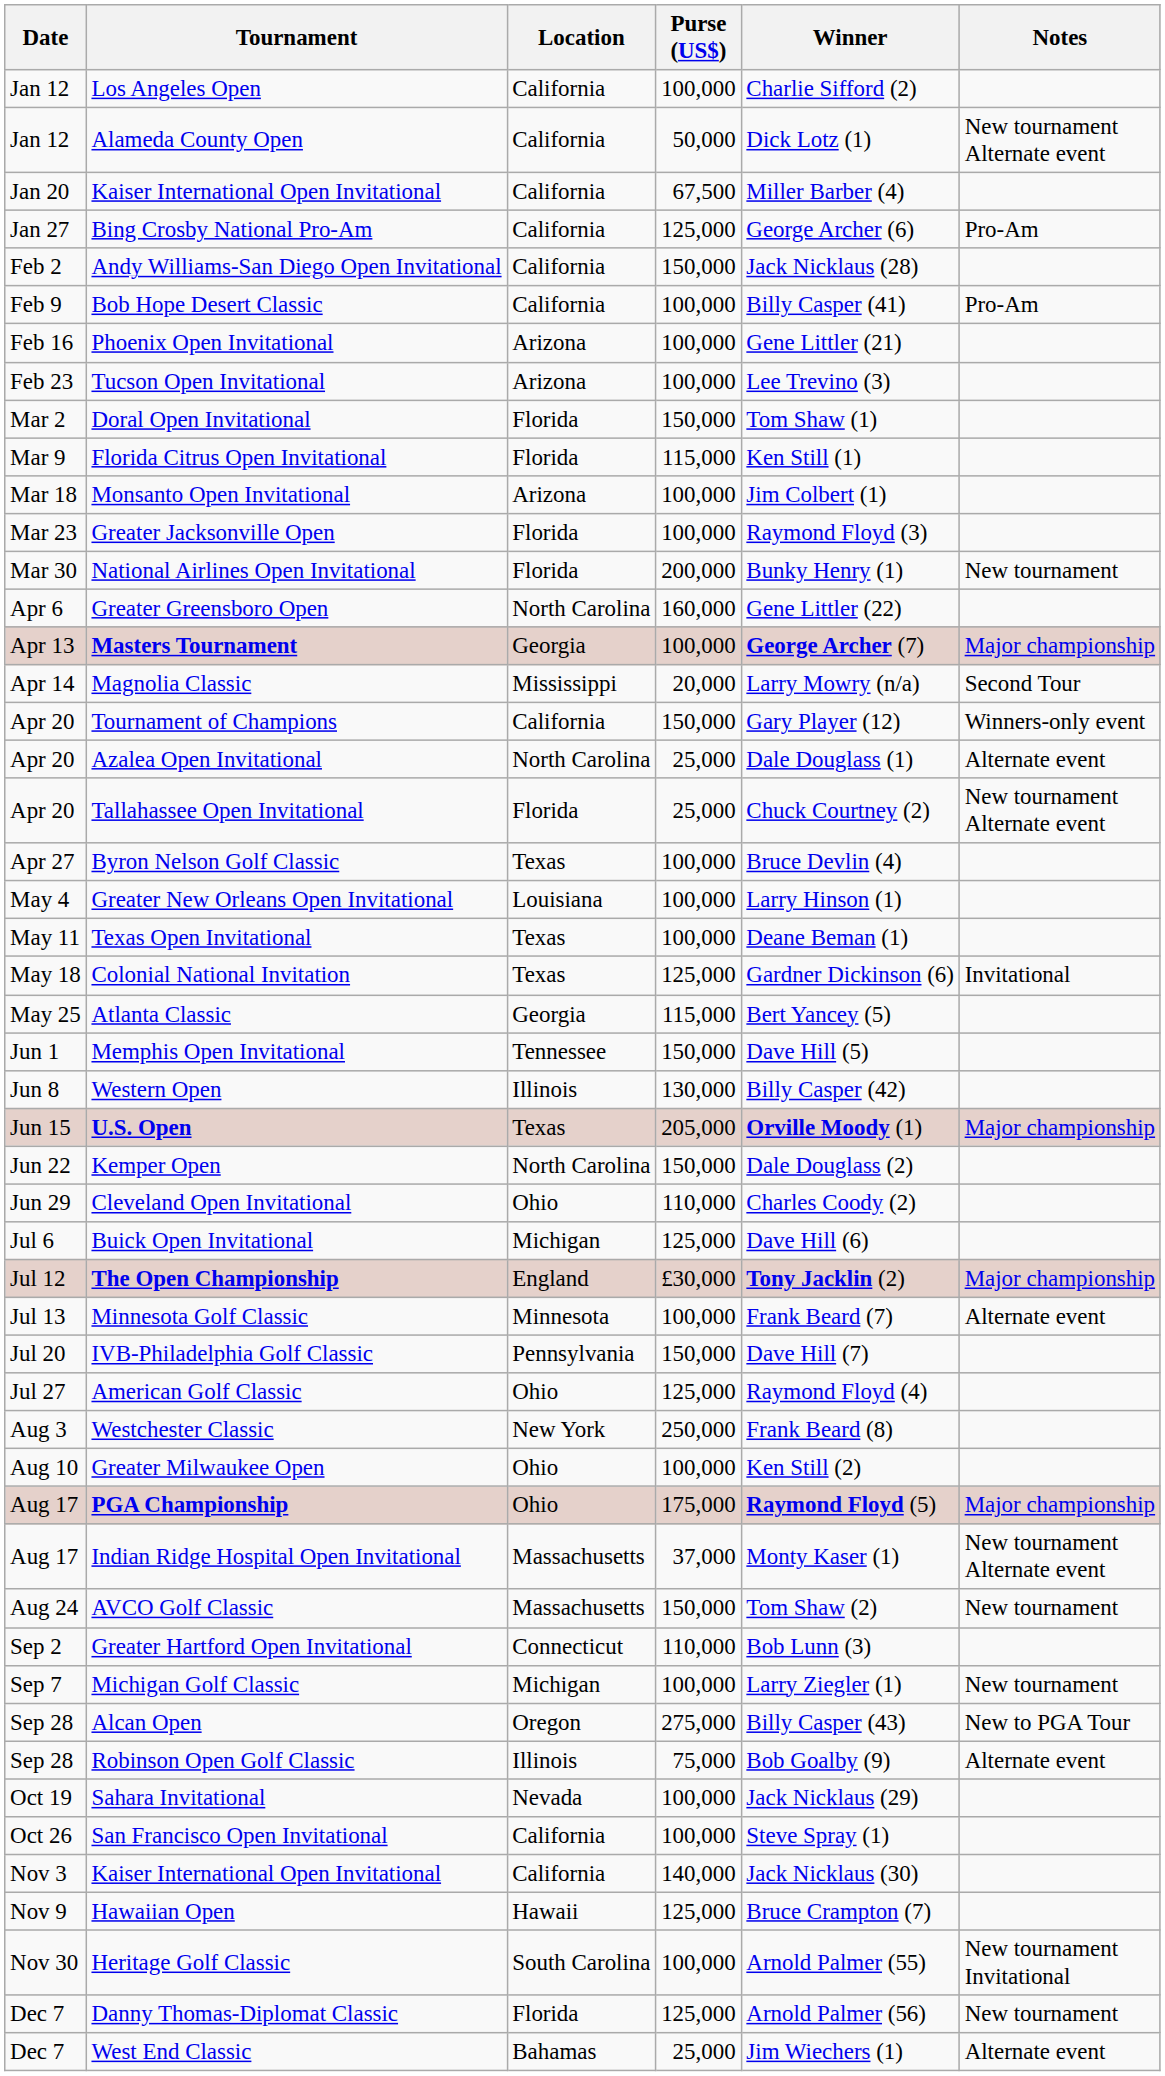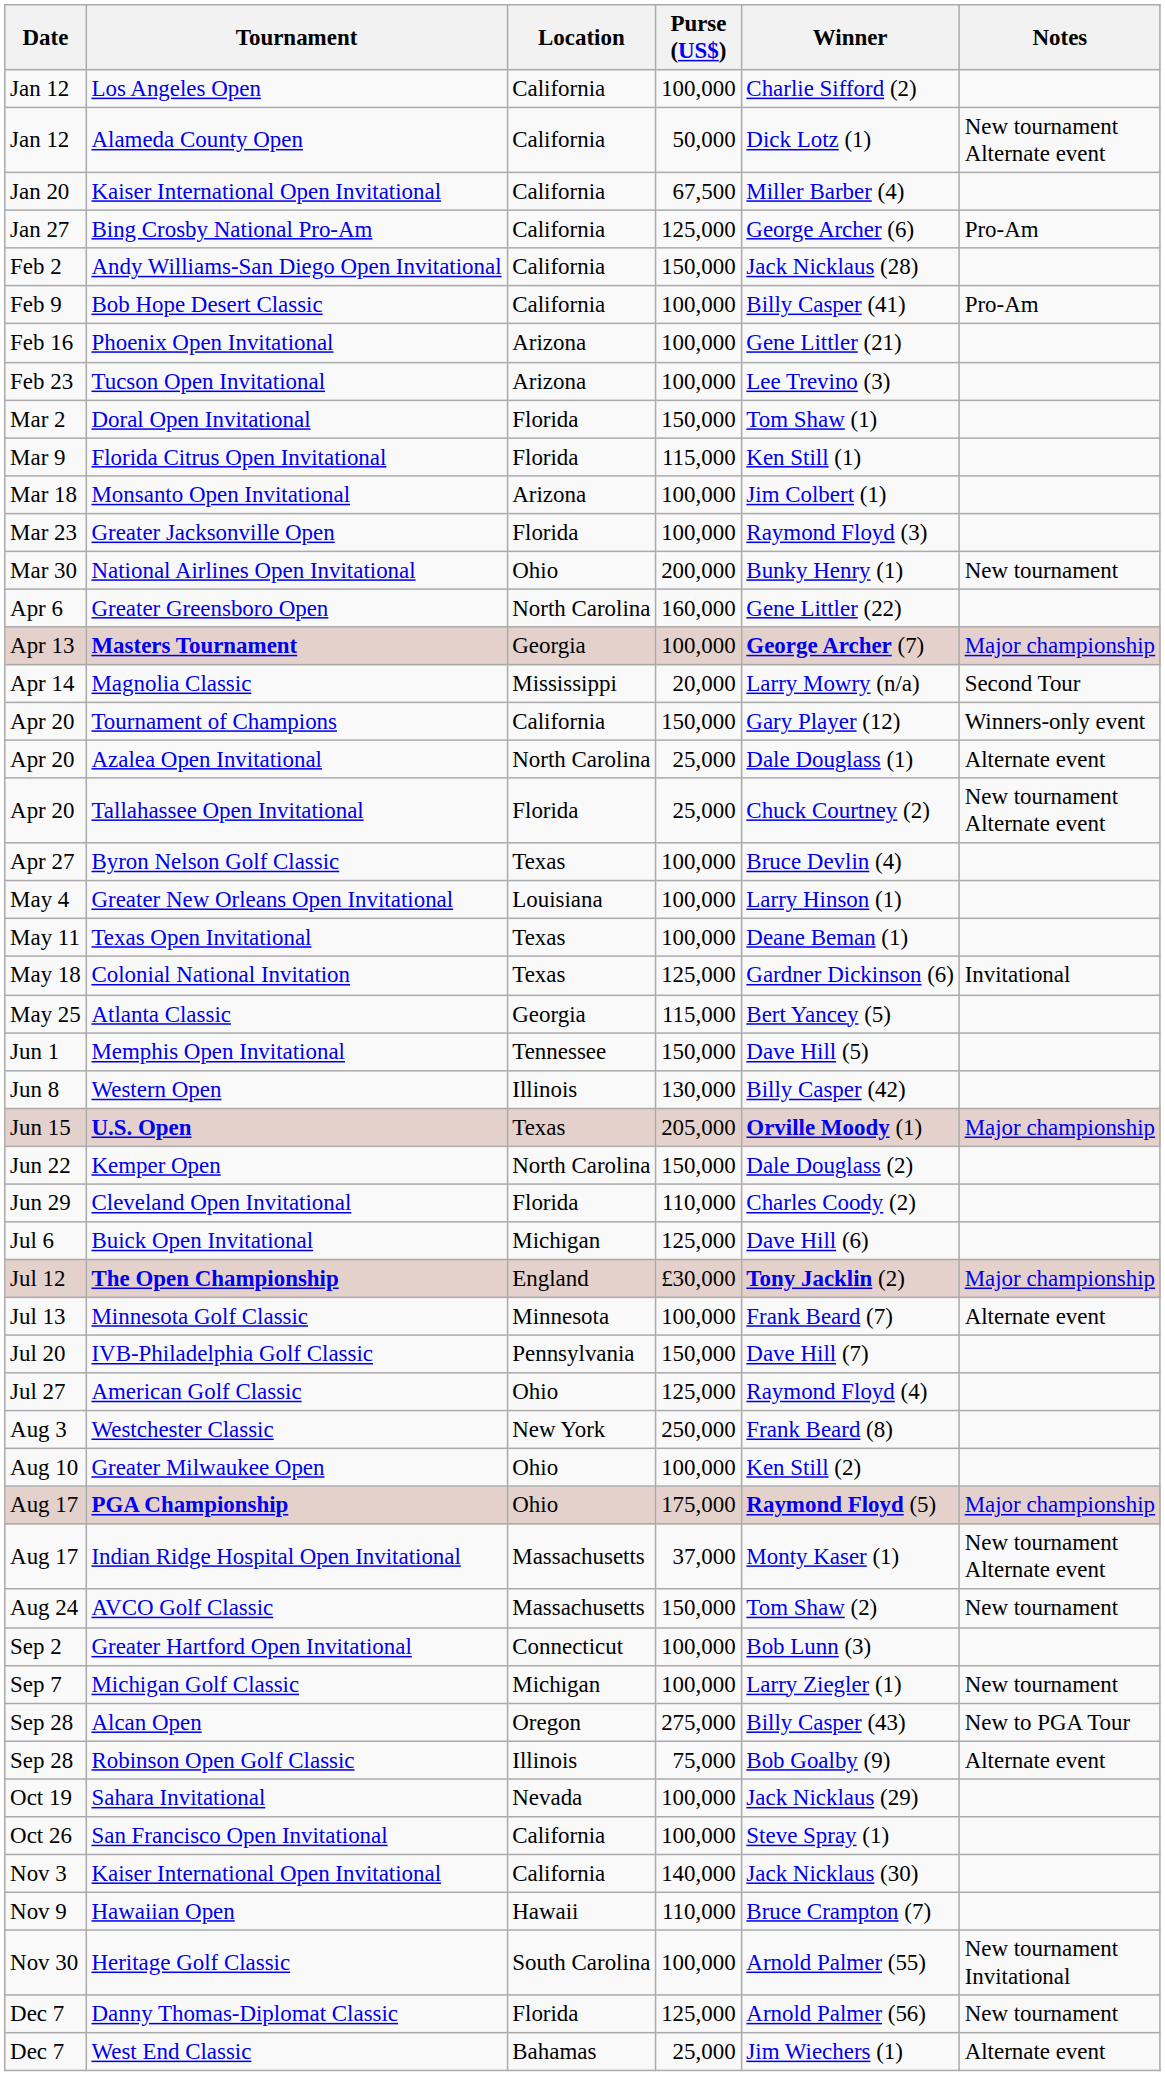(545, 569) Florida -> (535, 569) Ohio
(535, 1202) Ohio -> (545, 1202) Florida
(699, 1646) 110,000 -> (698, 1646) 100,000
(698, 1911) 125,000 -> (699, 1911) 110,000
